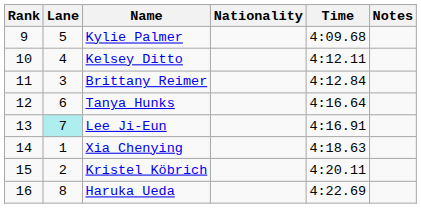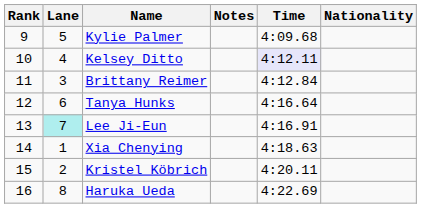columns swapped: (258, 16) <-> (393, 16)
(338, 60) no background -> (289, 60) lavender background
